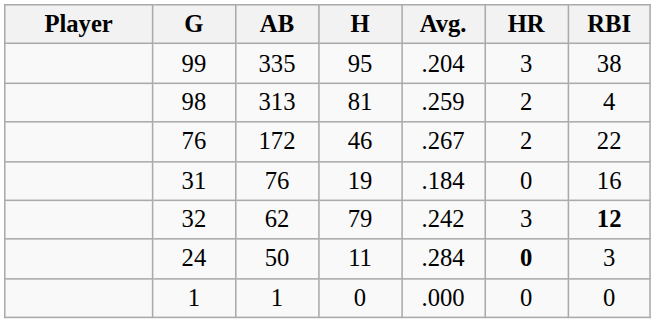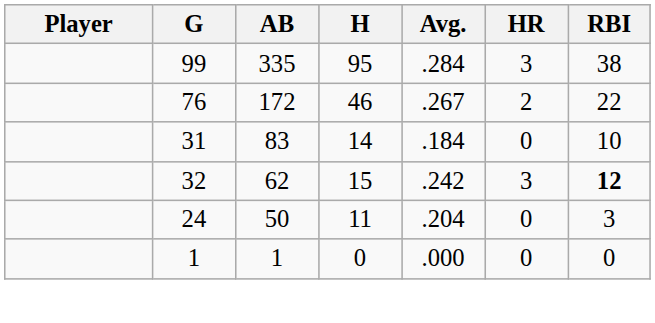(443, 63) .204 -> (443, 63) .284
- row: (194, 102)
(277, 180) 76 -> (277, 141) 83
(360, 180) 19 -> (360, 141) 14
(609, 180) 16 -> (609, 141) 10
(360, 219) 79 -> (360, 180) 15
(443, 258) .284 -> (443, 219) .204
(526, 258) bold -> (526, 219) normal
